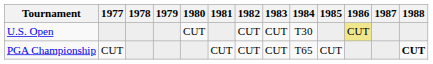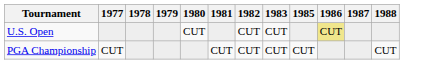- column: (304, 13)
(413, 50) bold -> (385, 50) normal
